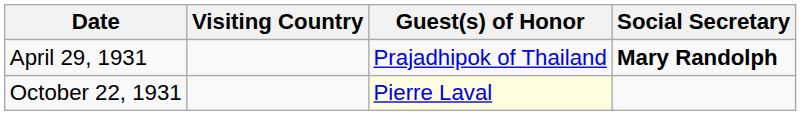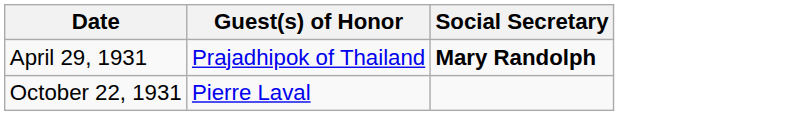- column: (278, 22)
(433, 92) lightyellow background -> (251, 92) no background
